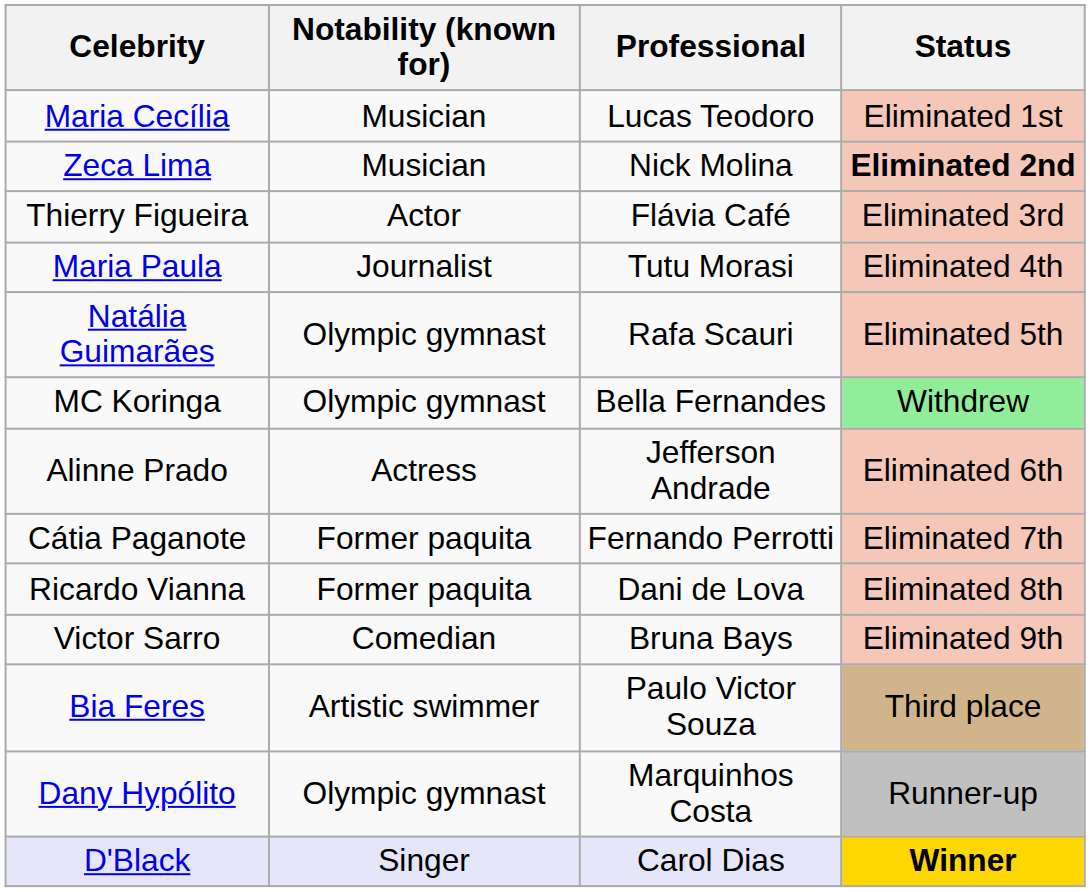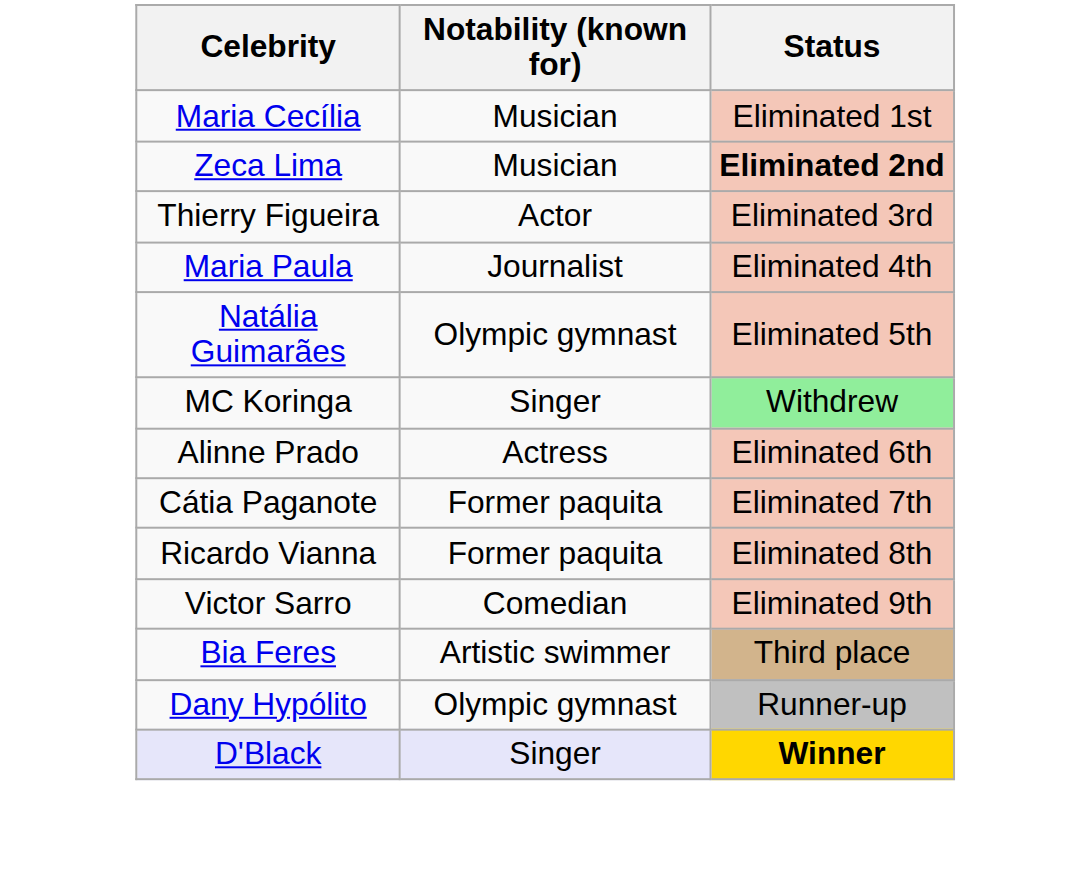- column: (711, 47)
(424, 402) Olympic gymnast -> (555, 402) Singer
